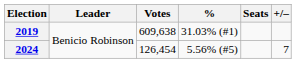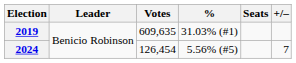(157, 31) 609,638 -> (157, 31) 609,635
